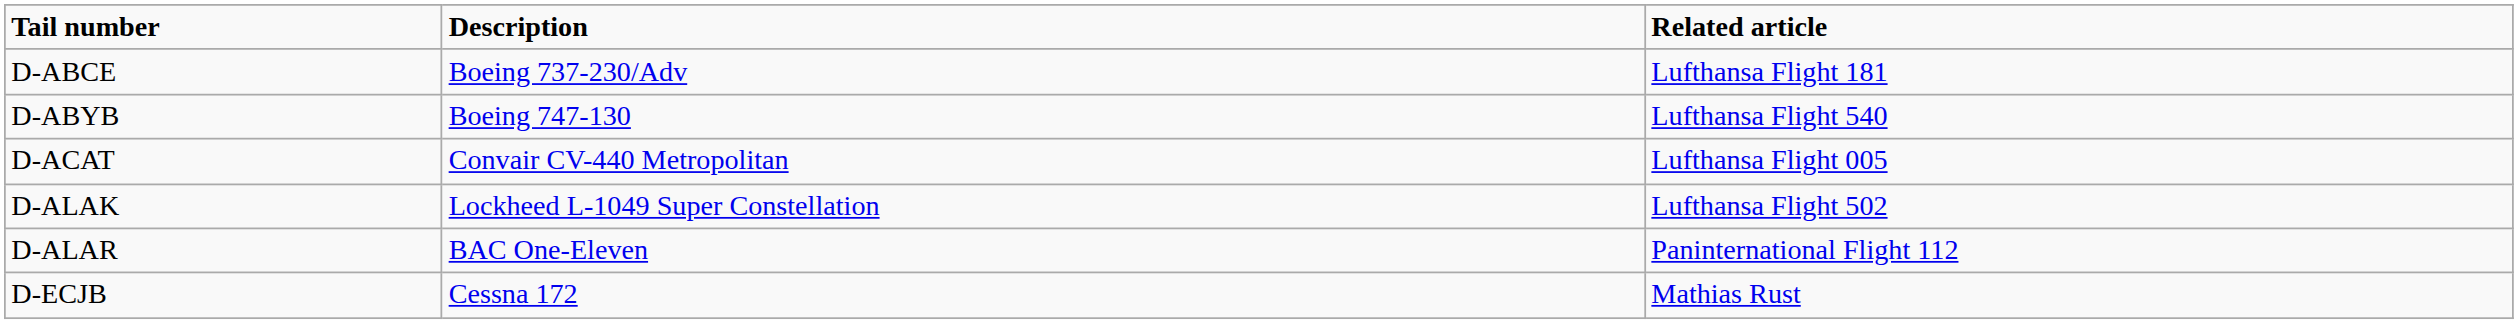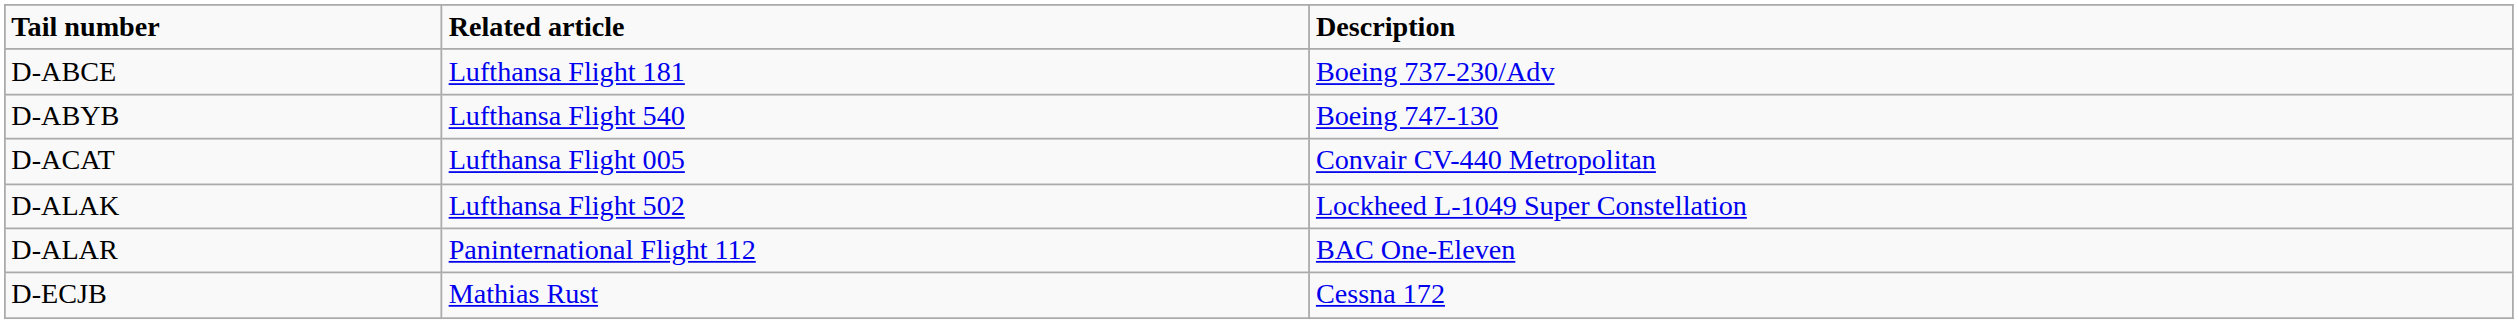columns swapped: (518, 26) <-> (1739, 26)
